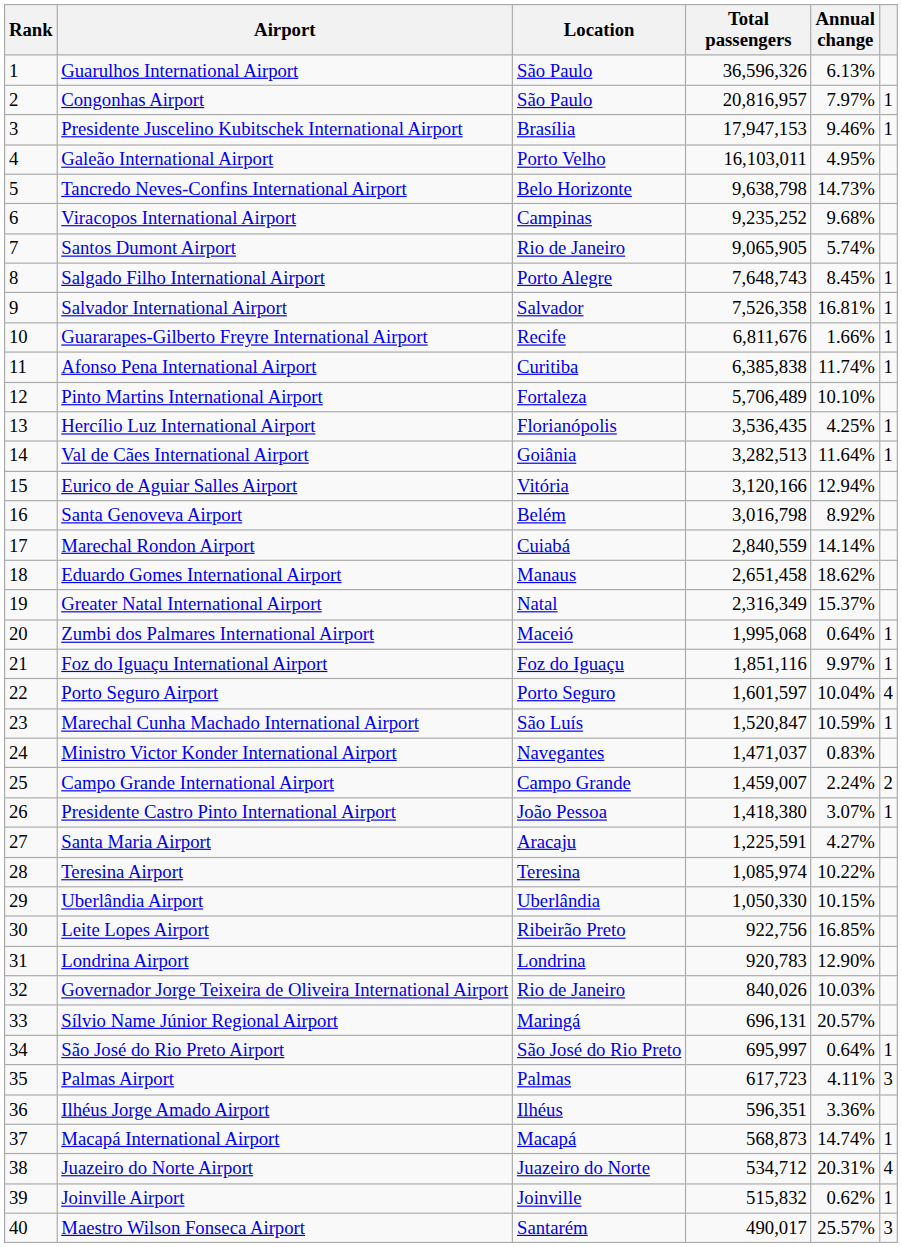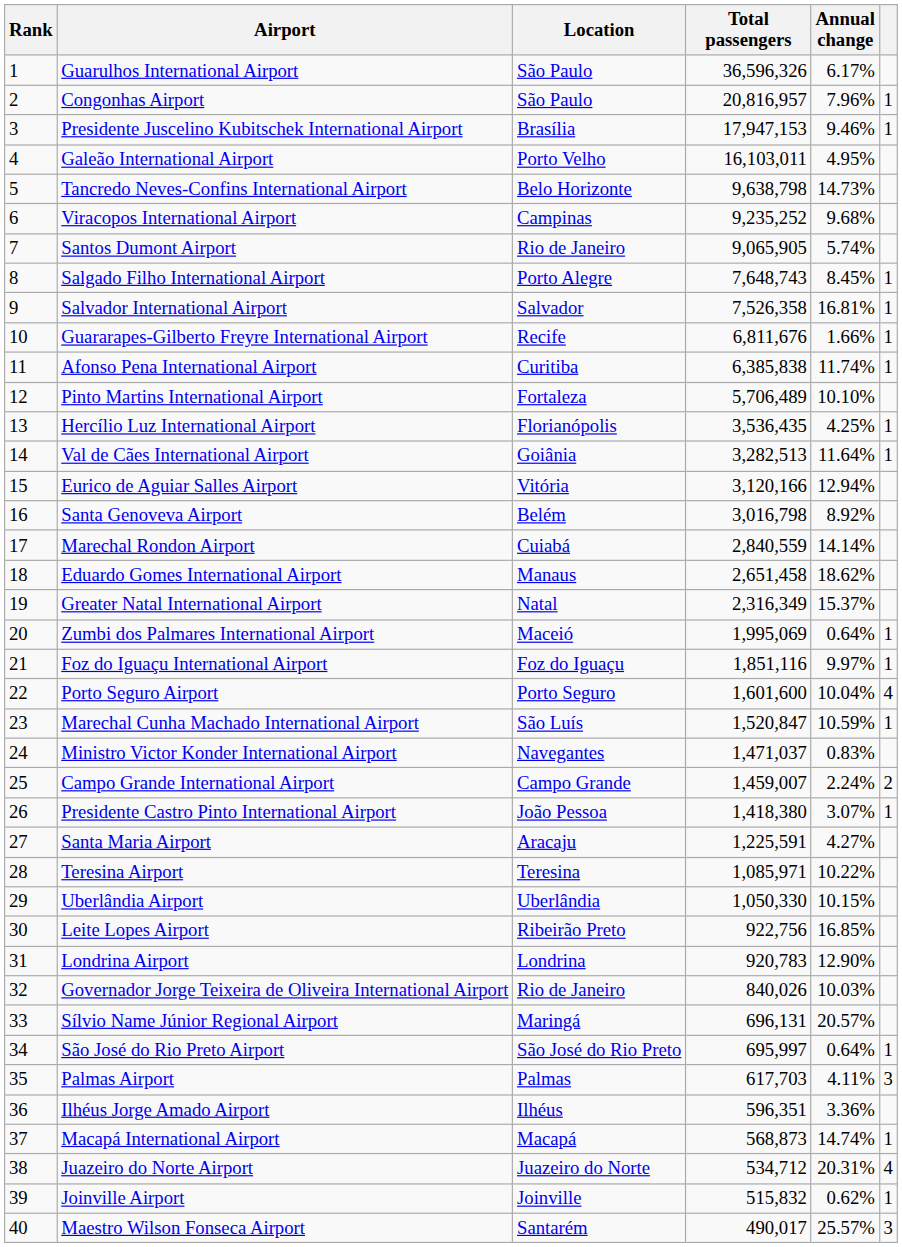(851, 70) 6.13% -> (851, 70) 6.17%
(851, 99) 7.97% -> (851, 99) 7.96%
(770, 634) 1,995,068 -> (770, 634) 1,995,069
(770, 693) 1,601,597 -> (770, 693) 1,601,600
(770, 871) 1,085,974 -> (770, 871) 1,085,971
(777, 1079) 617,723 -> (777, 1079) 617,703
